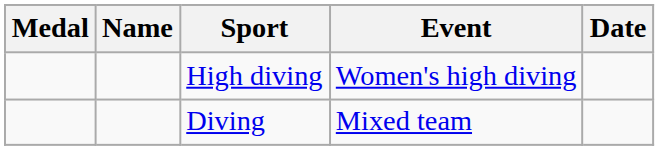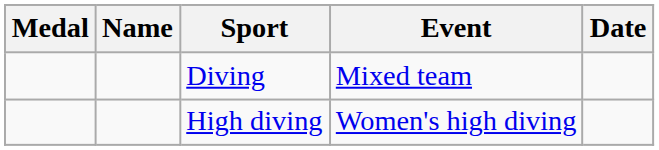rows swapped: (226, 121) <-> (254, 75)
